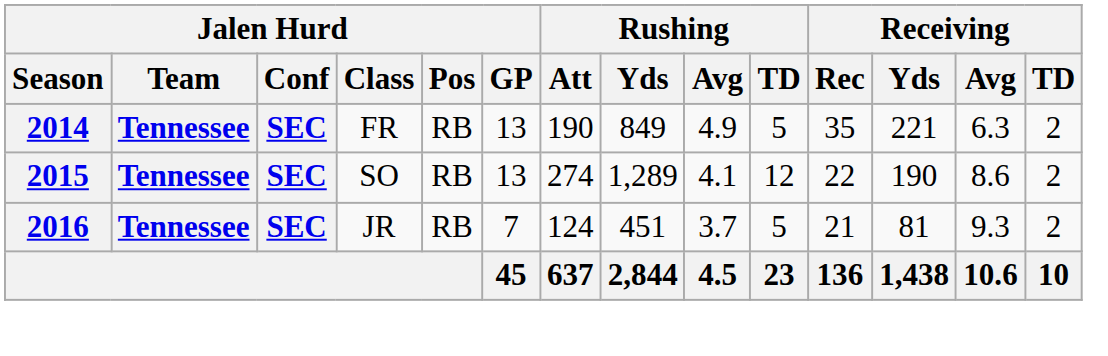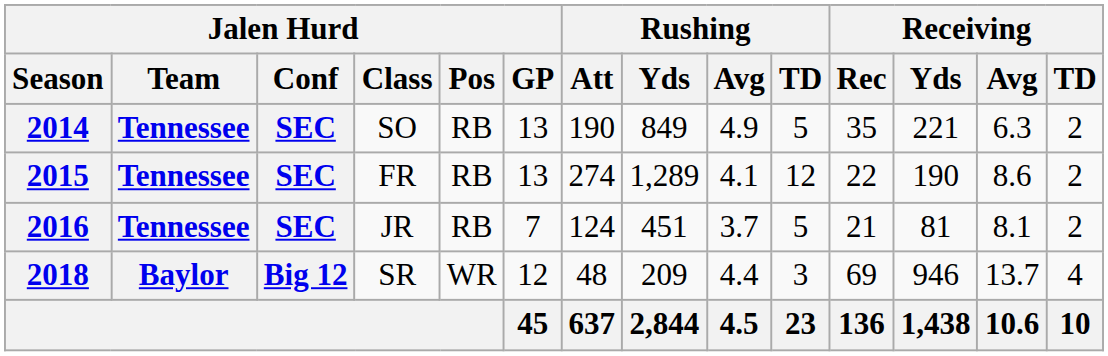(379, 127) FR -> (397, 127) SO
(379, 176) SO -> (397, 176) FR
(990, 226) 9.3 -> (1012, 226) 8.1
+ row: (58, 275)
